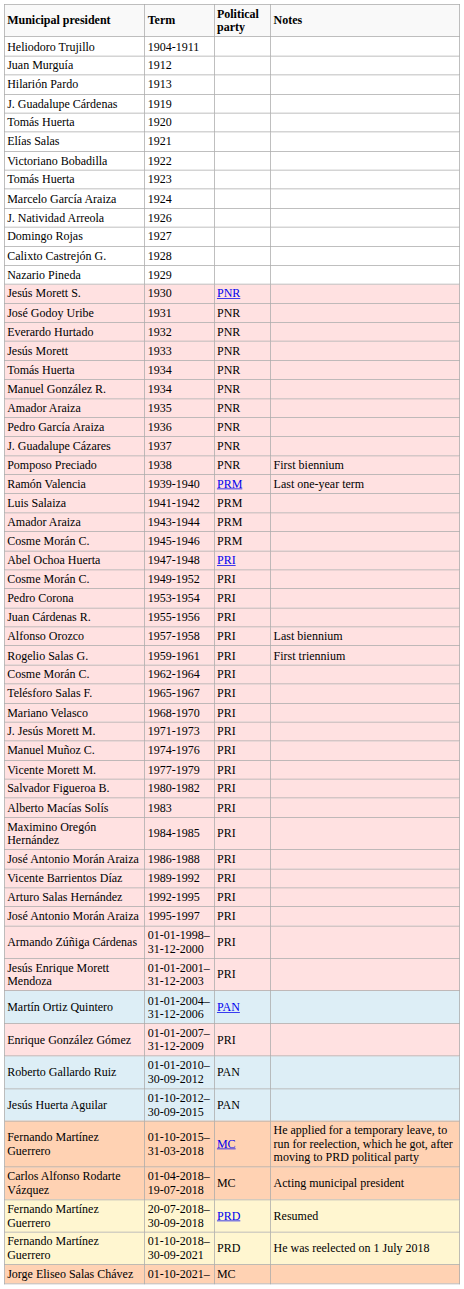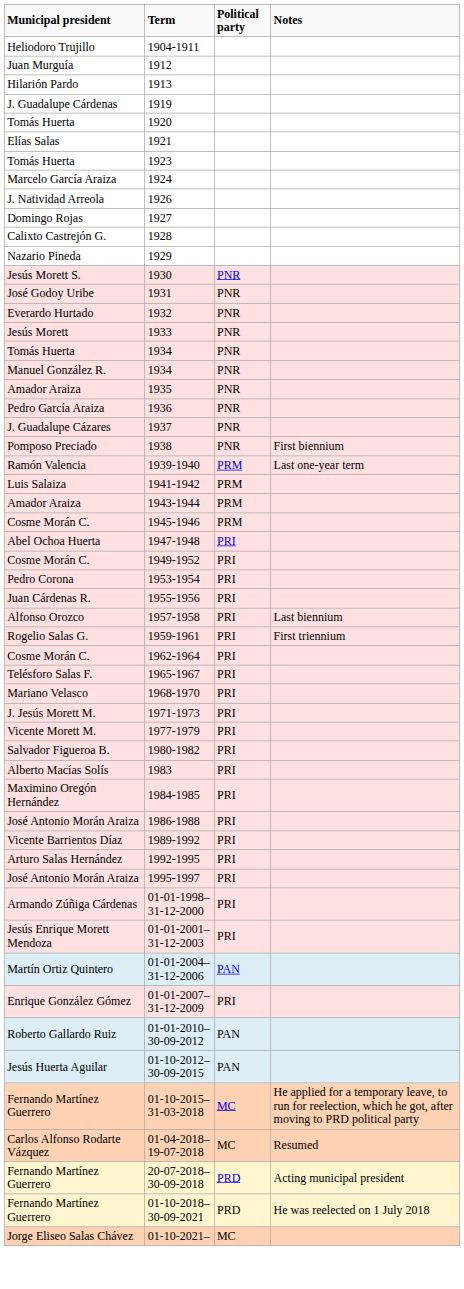- row: (57, 160)
- row: (51, 750)
(339, 1183) Acting municipal president -> (296, 1145) Resumed
(296, 1215) Resumed -> (339, 1177) Acting municipal president
